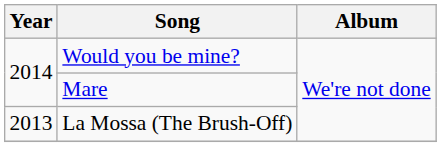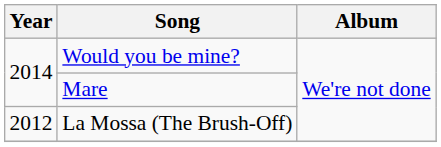(31, 123) 2013 -> (31, 123) 2012
